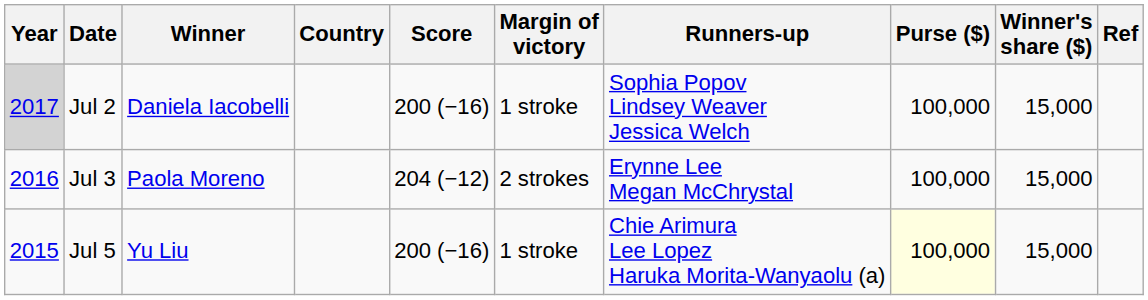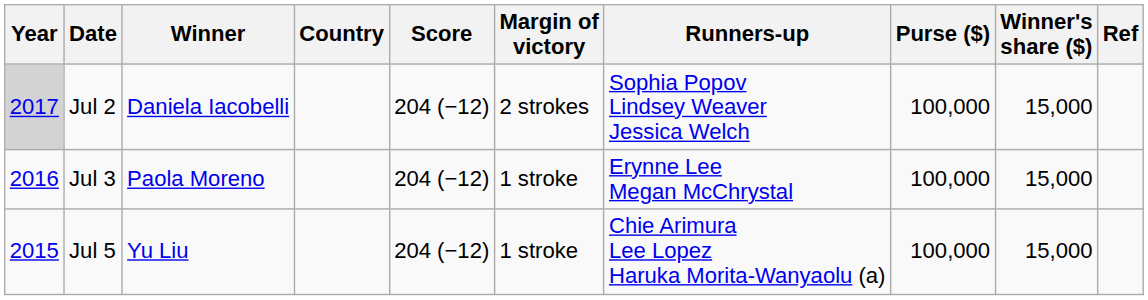(442, 106) 200 (−16) -> (442, 106) 204 (−12)
(539, 106) 1 stroke -> (544, 106) 2 strokes
(544, 178) 2 strokes -> (539, 178) 1 stroke
(442, 251) 200 (−16) -> (442, 251) 204 (−12)
(950, 251) lightyellow background -> (950, 251) no background
